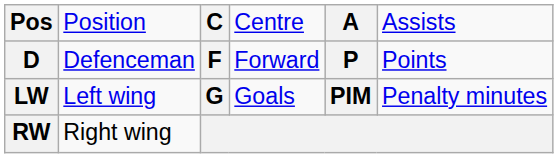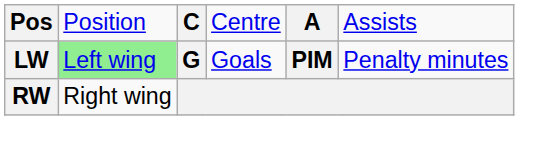- row: (31, 59)
(110, 96) no background -> (110, 59) lightgreen background
